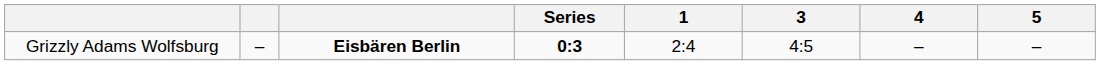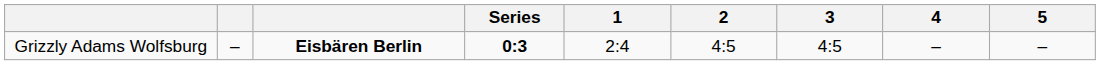+ column: (724, 18)
